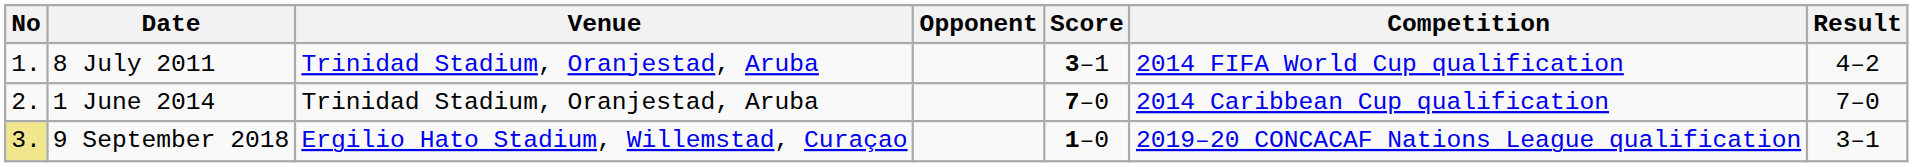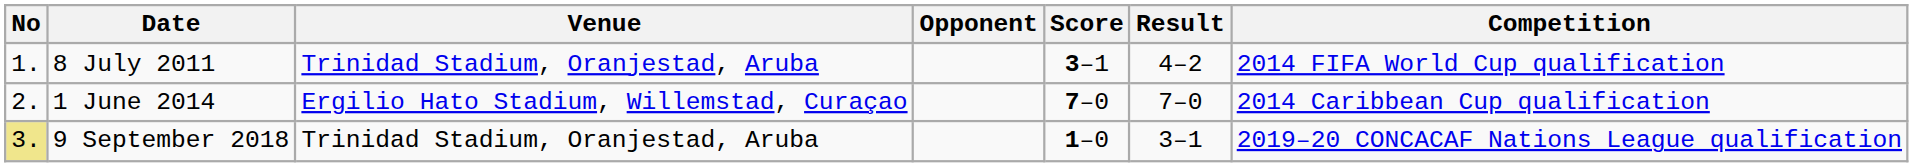columns swapped: (1858, 25) <-> (1469, 25)
(560, 102) Trinidad Stadium, Oranjestad, Aruba -> (604, 102) Ergilio Hato Stadium, Willemstad, Curaçao
(604, 141) Ergilio Hato Stadium, Willemstad, Curaçao -> (560, 141) Trinidad Stadium, Oranjestad, Aruba
